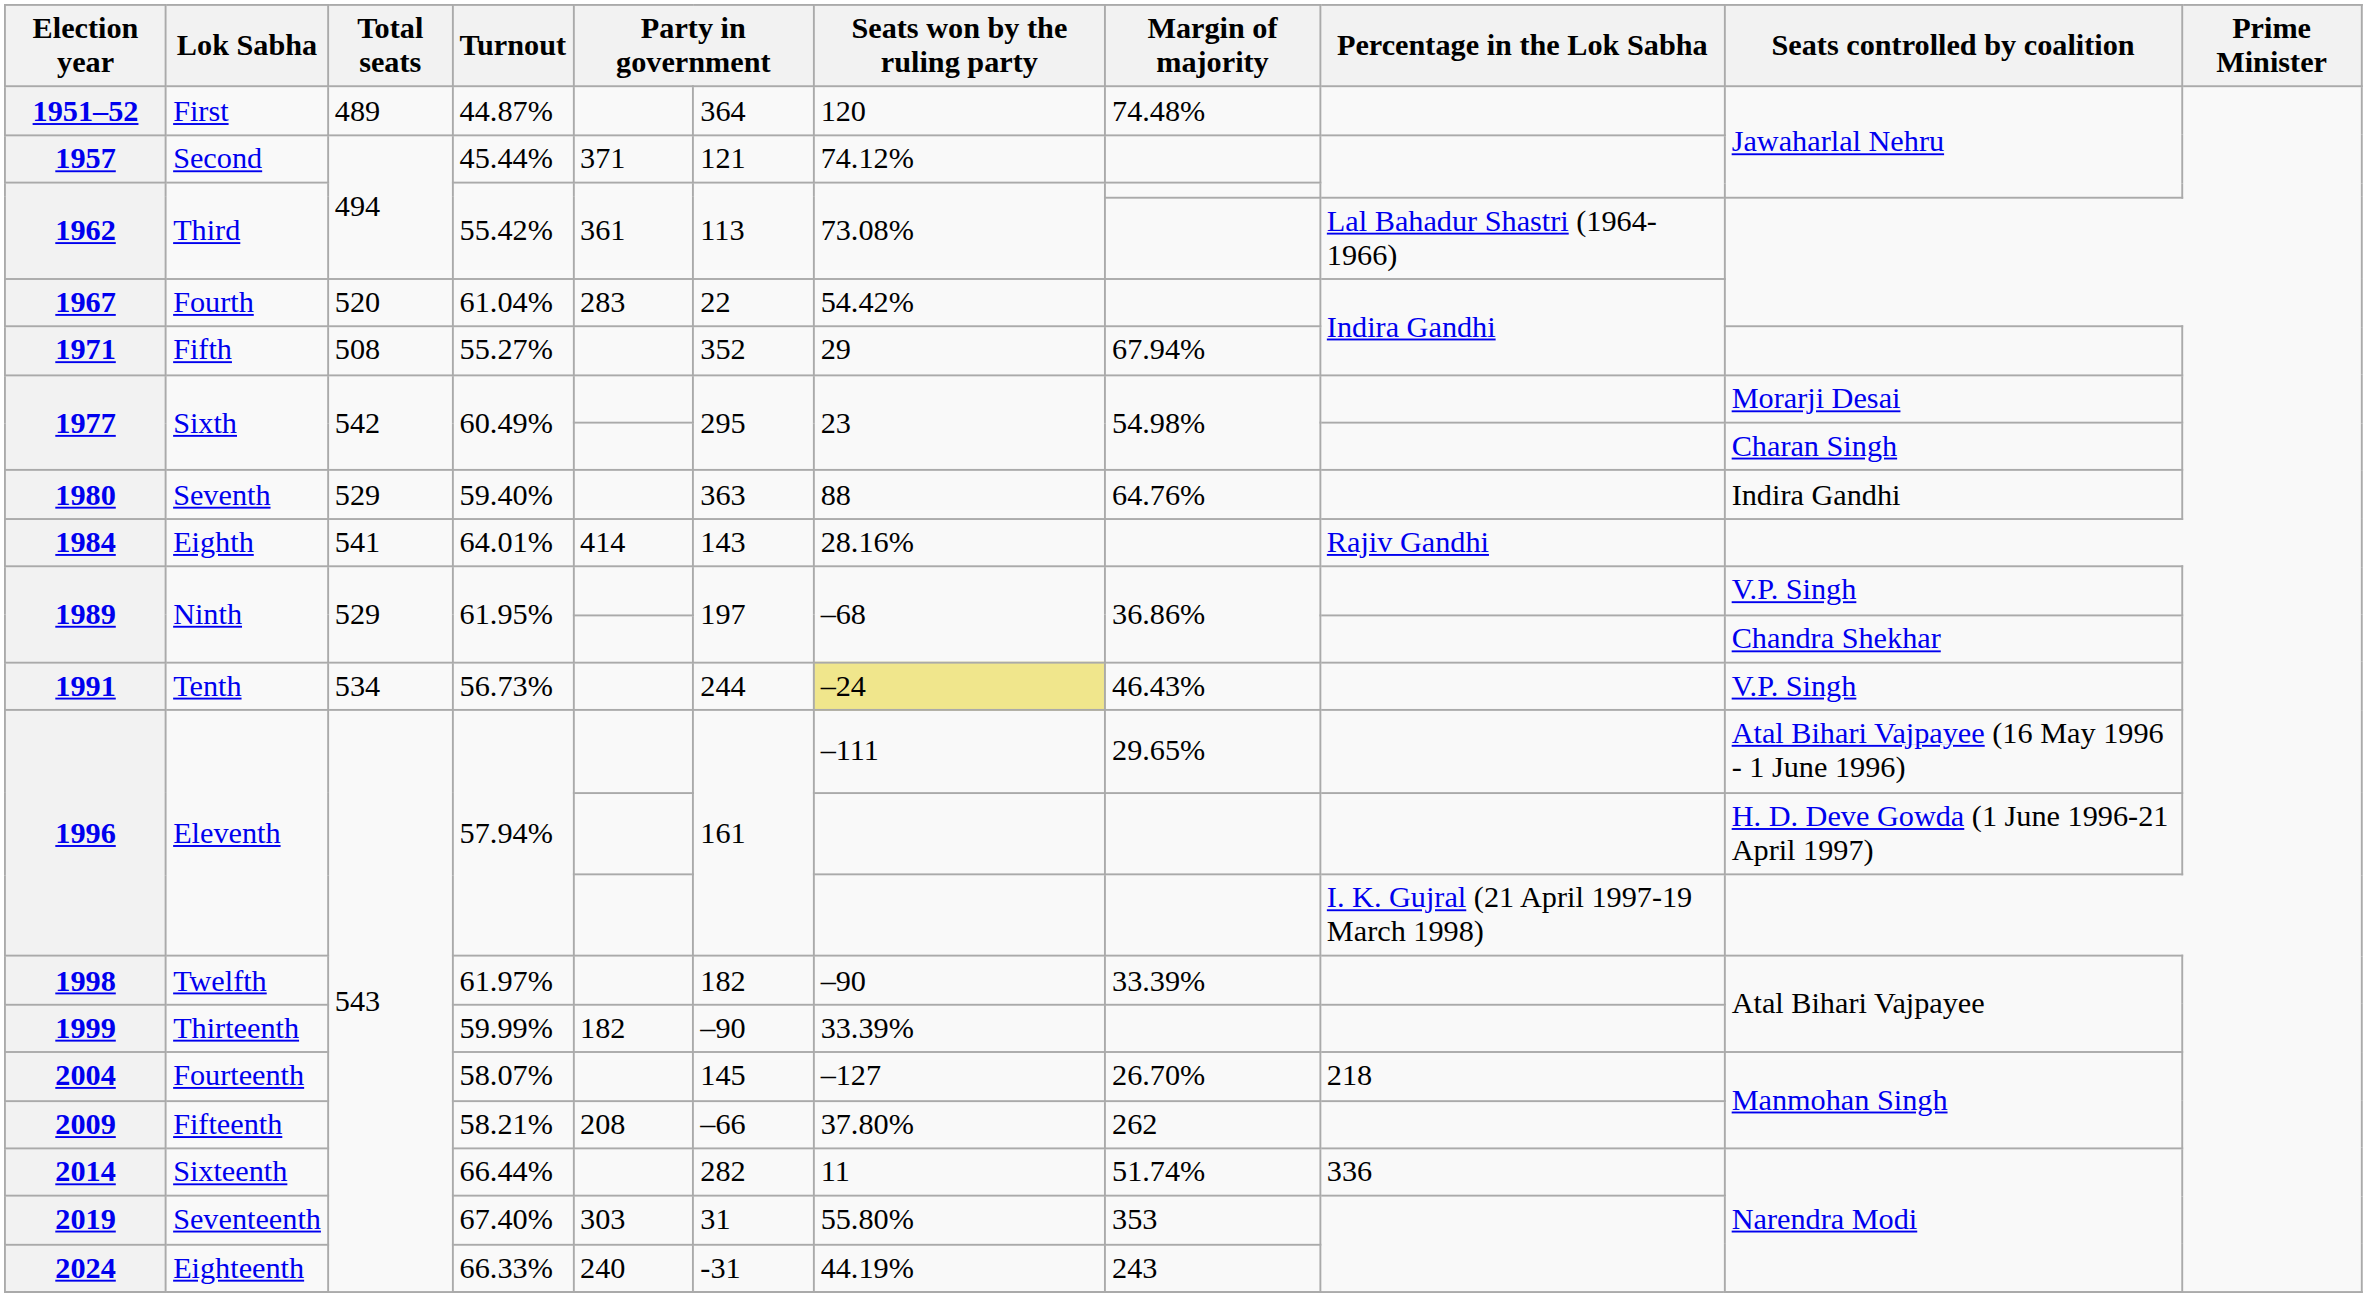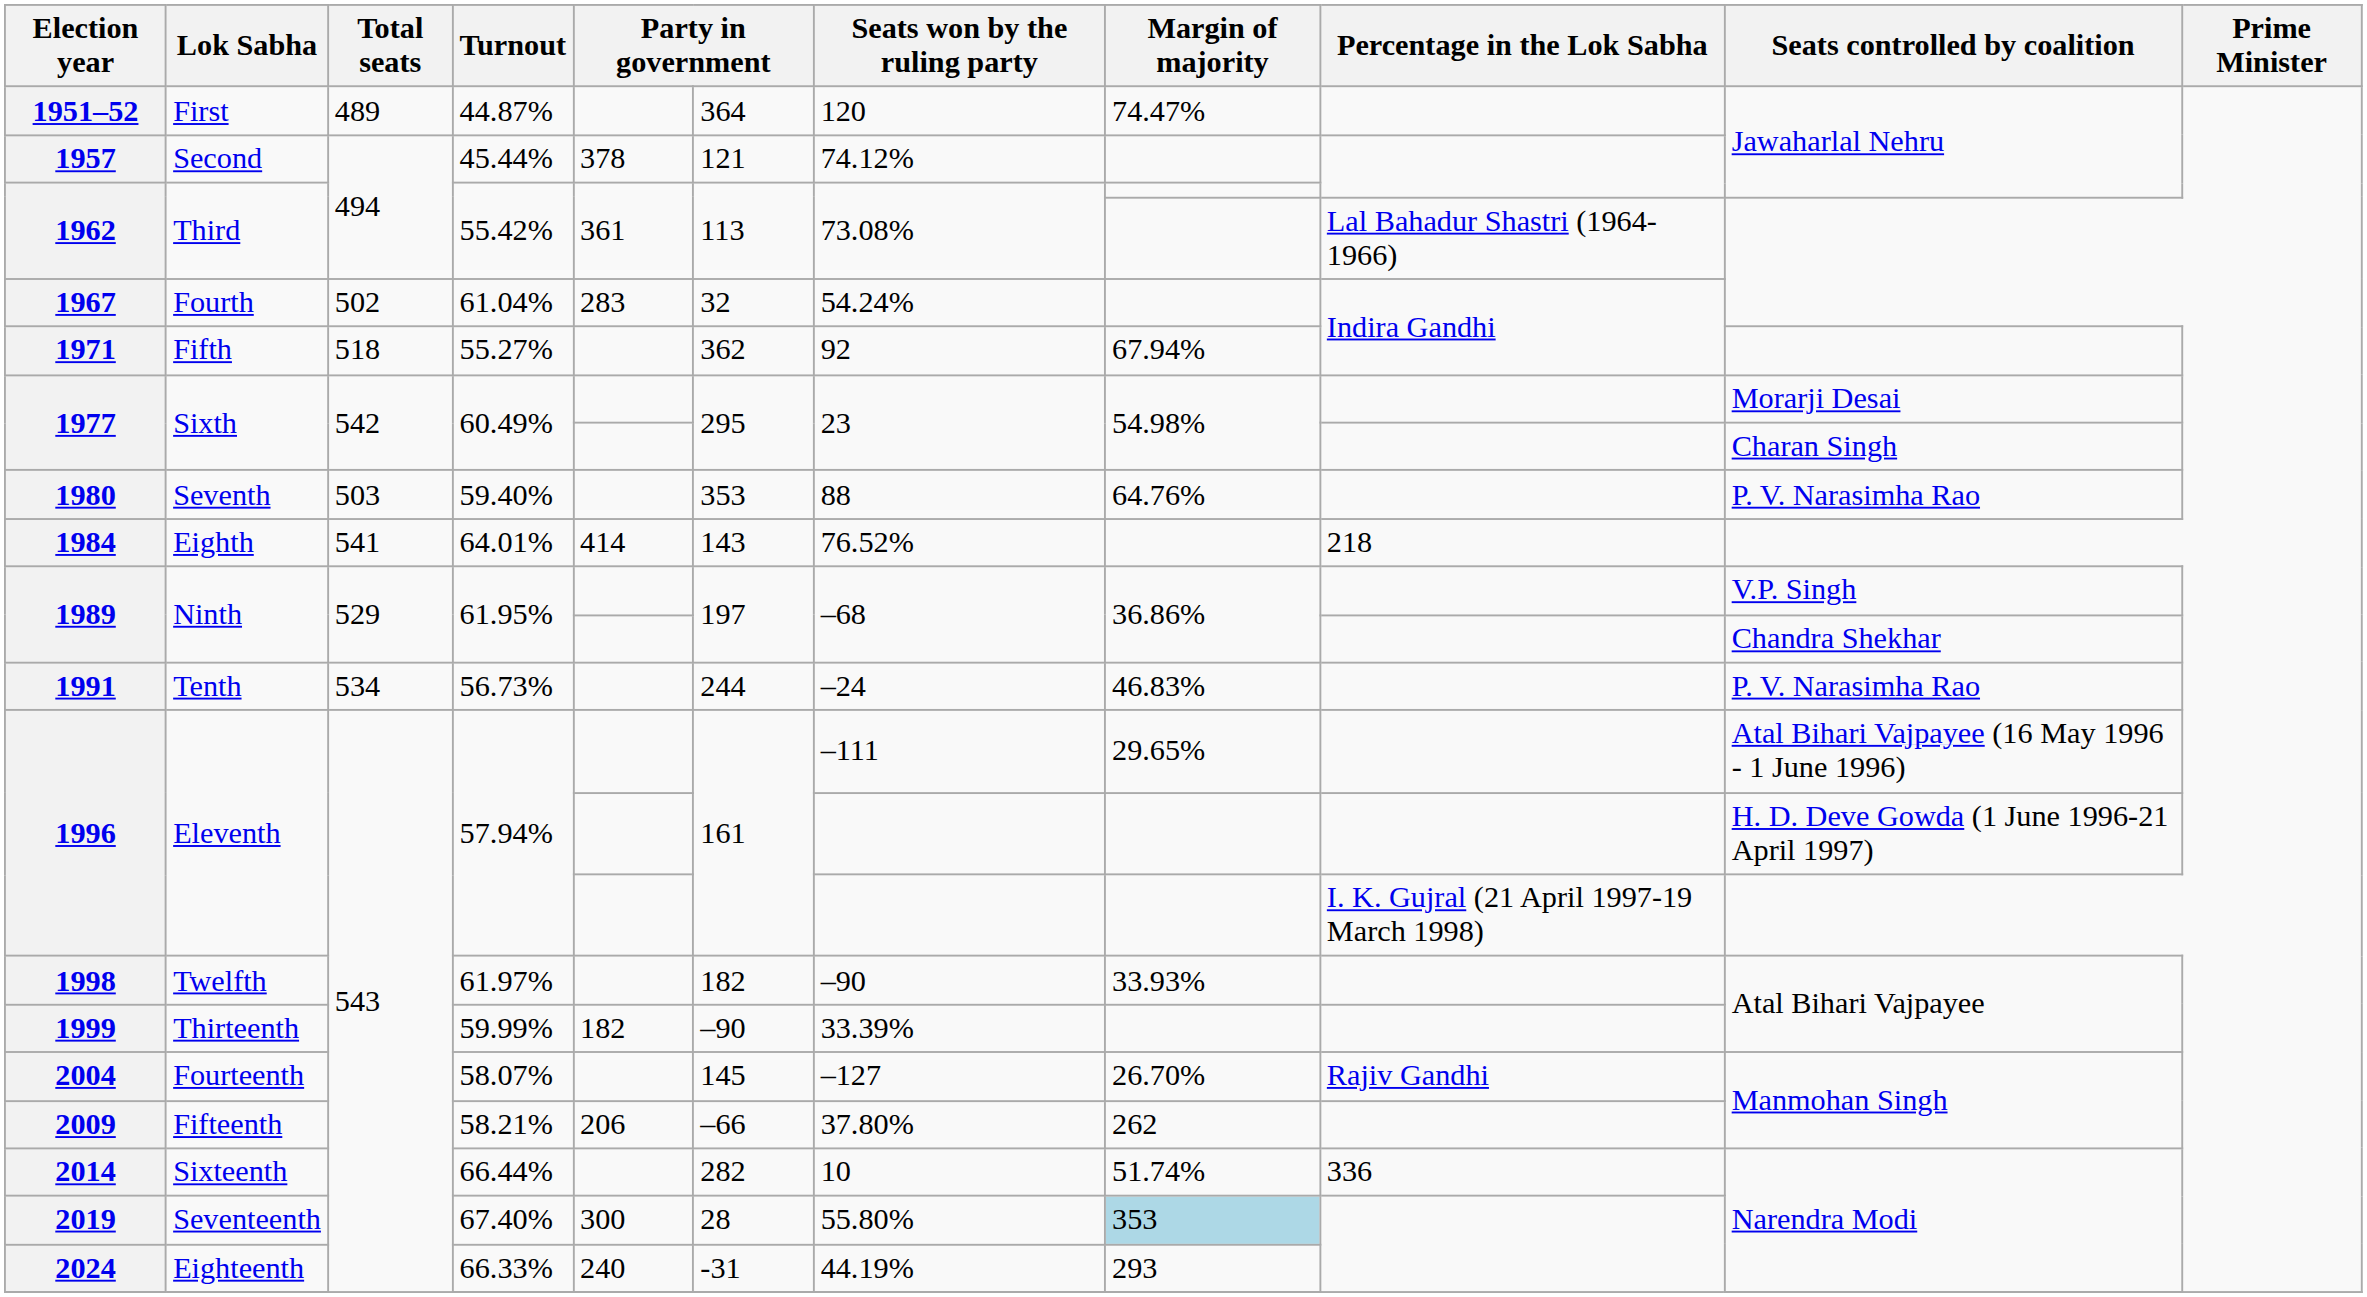(1159, 110) 74.48% -> (1159, 110) 74.47%
(603, 158) 371 -> (603, 158) 378
(358, 302) 520 -> (358, 302) 502
(715, 302) 22 -> (715, 302) 32
(867, 302) 54.42% -> (867, 302) 54.24%
(358, 350) 508 -> (358, 350) 518
(723, 350) 352 -> (723, 350) 362
(836, 350) 29 -> (836, 350) 92
(358, 494) 529 -> (358, 494) 503
(723, 494) 363 -> (723, 494) 353
(1816, 494) Indira Gandhi -> (1856, 494) P. V. Narasimha Rao
(867, 542) 28.16% -> (867, 542) 76.52%
(1408, 542) Rajiv Gandhi -> (1350, 542) 218
(843, 685) khaki background -> (843, 685) no background
(1159, 685) 46.43% -> (1159, 685) 46.83%
(1794, 685) V.P. Singh -> (1856, 685) P. V. Narasimha Rao
(1159, 979) 33.39% -> (1159, 979) 33.93%
(1350, 1075) 218 -> (1408, 1075) Rajiv Gandhi
(603, 1123) 208 -> (603, 1123) 206
(835, 1171) 11 -> (836, 1171) 10
(603, 1219) 303 -> (603, 1219) 300
(715, 1219) 31 -> (715, 1219) 28
(1135, 1219) no background -> (1135, 1219) lightblue background
(1135, 1267) 243 -> (1135, 1267) 293
